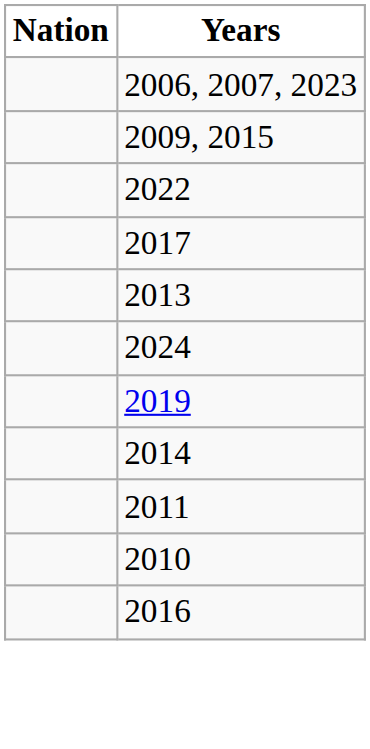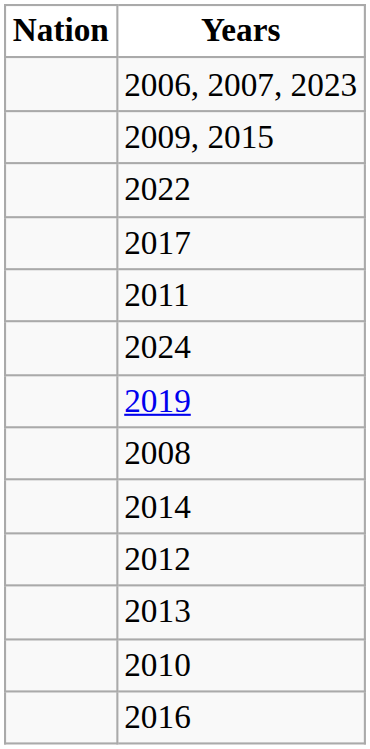rows swapped: (157, 505) <-> (157, 294)
+ row: (157, 453)
+ row: (157, 558)
